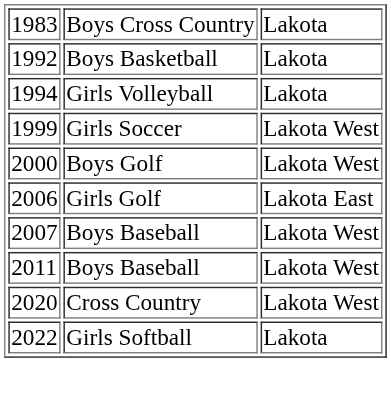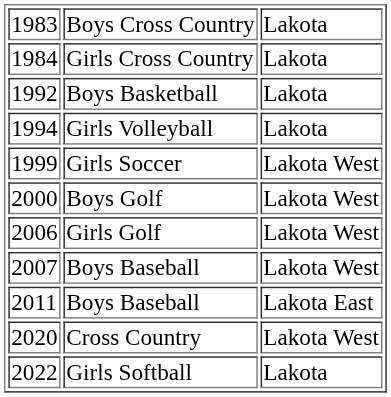+ row: (34, 58)
(318, 198) Lakota East -> (321, 232) Lakota West
(321, 267) Lakota West -> (318, 302) Lakota East
